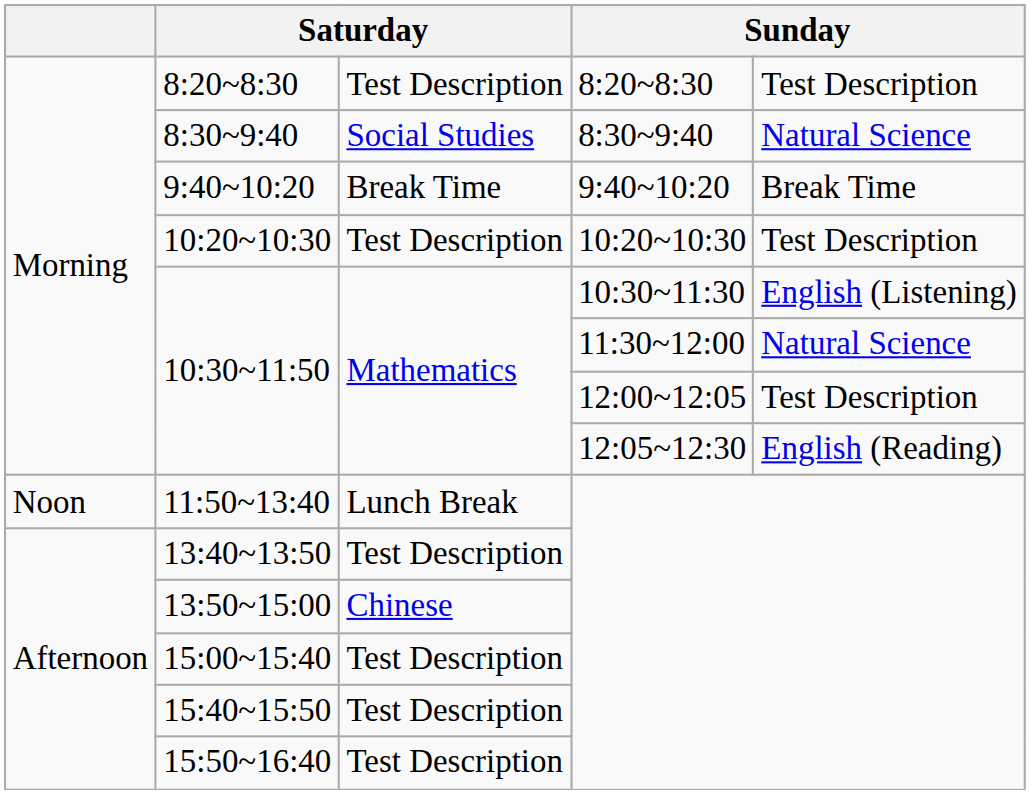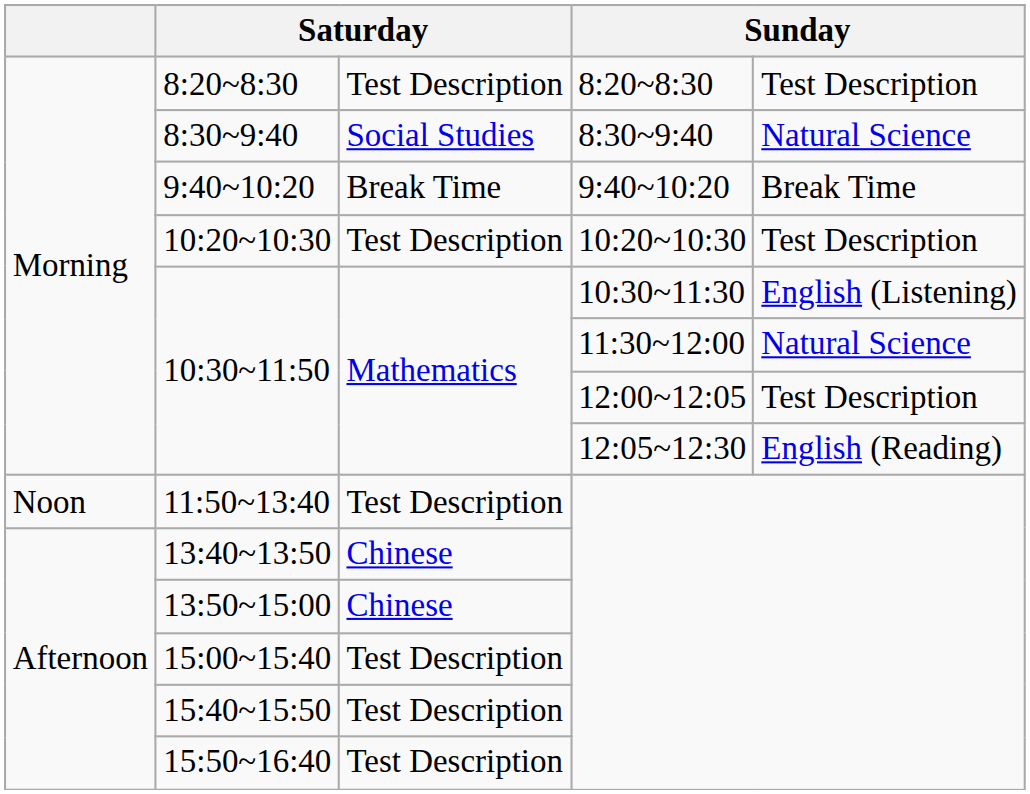(432, 501) Lunch Break -> (455, 501) Test Description
(455, 553) Test Description -> (400, 553) Chinese
